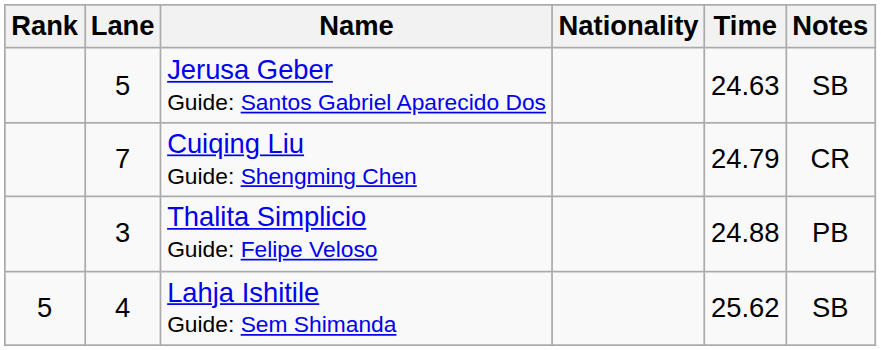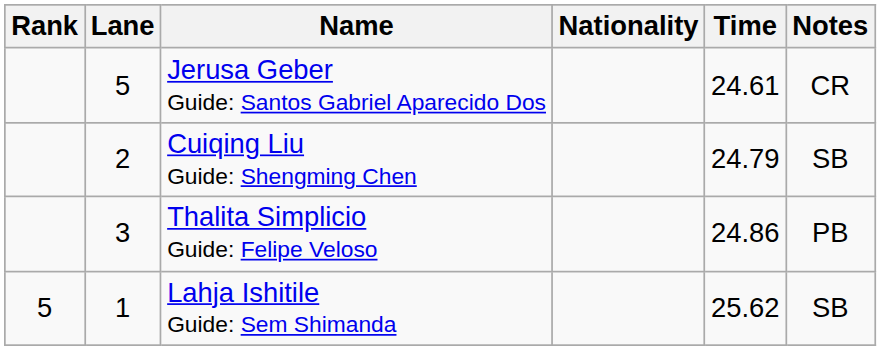(745, 84) 24.63 -> (745, 84) 24.61
(830, 84) SB -> (830, 84) CR
(123, 159) 7 -> (123, 159) 2
(830, 159) CR -> (830, 159) SB
(745, 233) 24.88 -> (745, 233) 24.86
(123, 307) 4 -> (123, 307) 1
